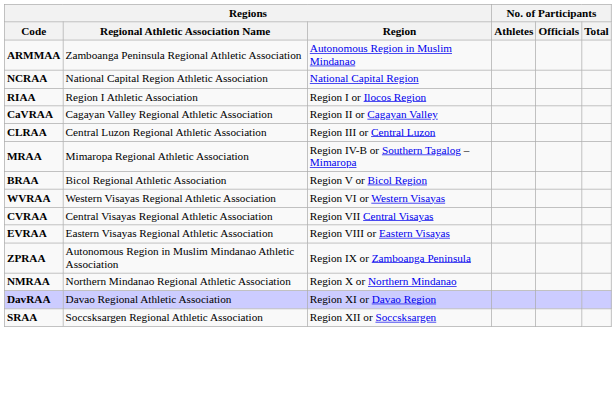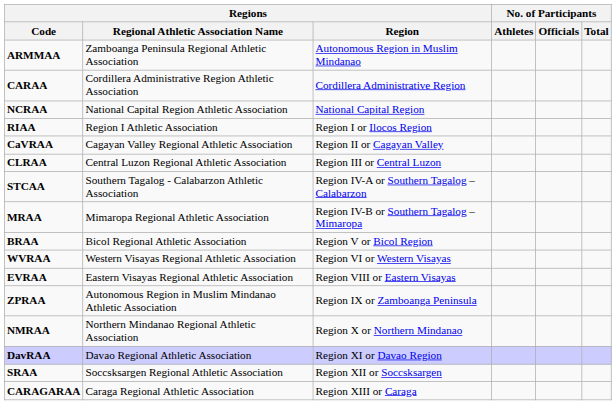+ row: (27, 85)
+ row: (26, 186)
- row: (27, 216)
+ row: (44, 390)
